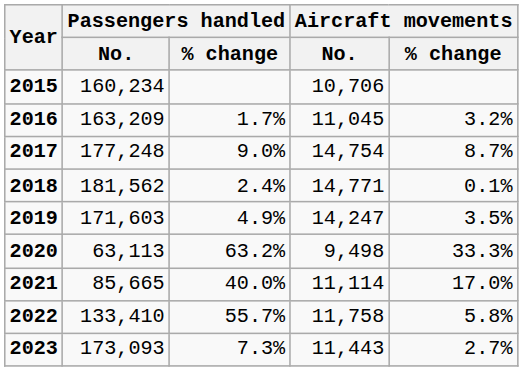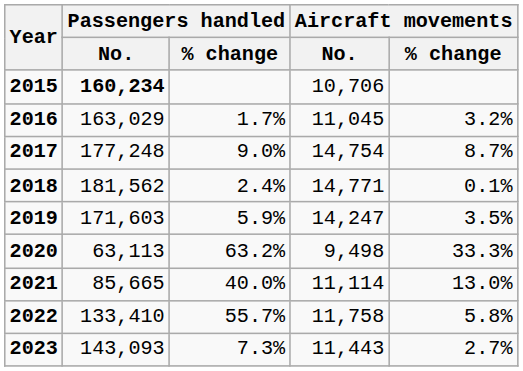(122, 87) normal -> (122, 87) bold
(122, 120) 163,209 -> (122, 120) 163,029
(261, 218) 4.9% -> (261, 218) 5.9%
(482, 284) 17.0% -> (482, 284) 13.0%
(122, 350) 173,093 -> (122, 350) 143,093
